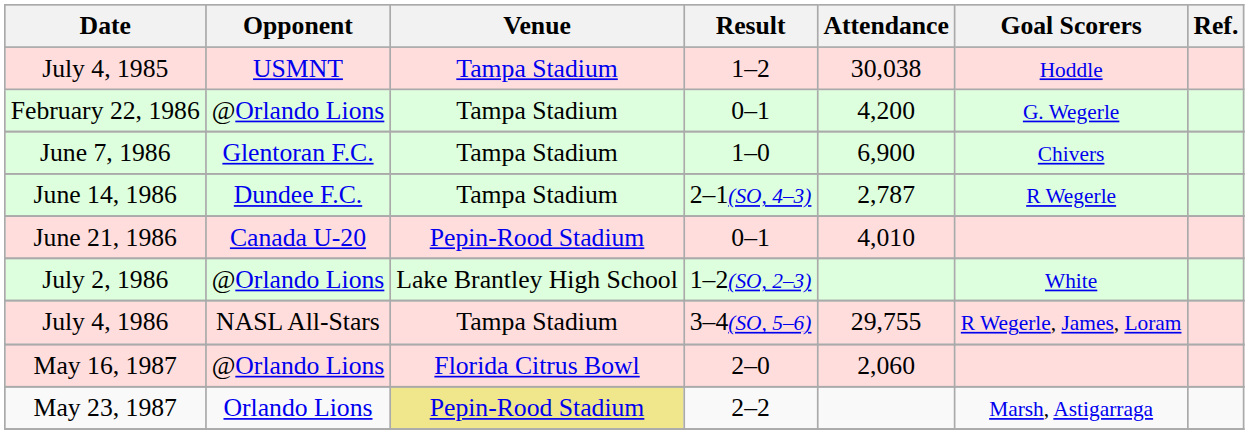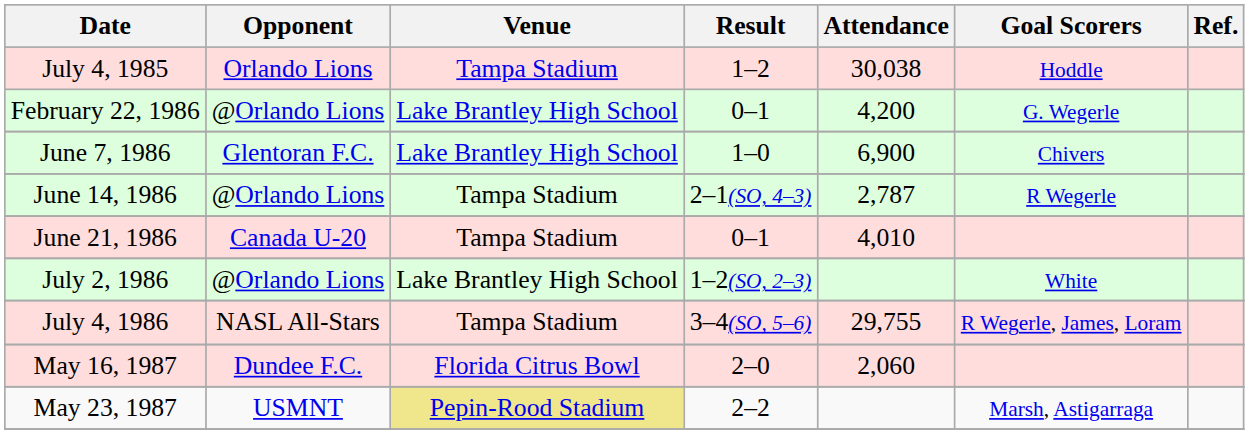(298, 68) USMNT -> (298, 68) Orlando Lions
(537, 110) Tampa Stadium -> (537, 110) Lake Brantley High School
(537, 152) Tampa Stadium -> (537, 152) Lake Brantley High School
(298, 195) Dundee F.C. -> (298, 195) @Orlando Lions
(537, 237) Pepin-Rood Stadium -> (537, 237) Tampa Stadium
(298, 364) @Orlando Lions -> (298, 364) Dundee F.C.
(298, 407) Orlando Lions -> (298, 407) USMNT
